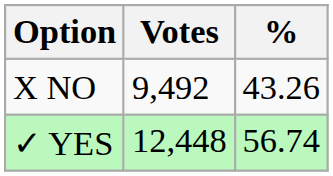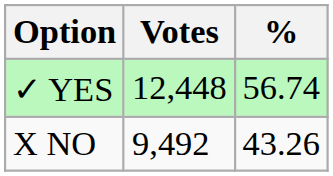rows swapped: (63, 143) <-> (55, 86)
